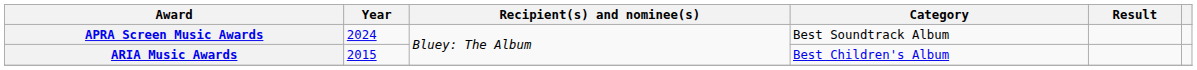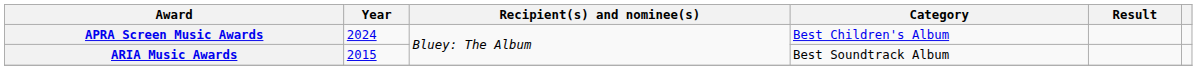(871, 35) Best Soundtrack Album -> (871, 35) Best Children's Album
(871, 55) Best Children's Album -> (871, 55) Best Soundtrack Album
